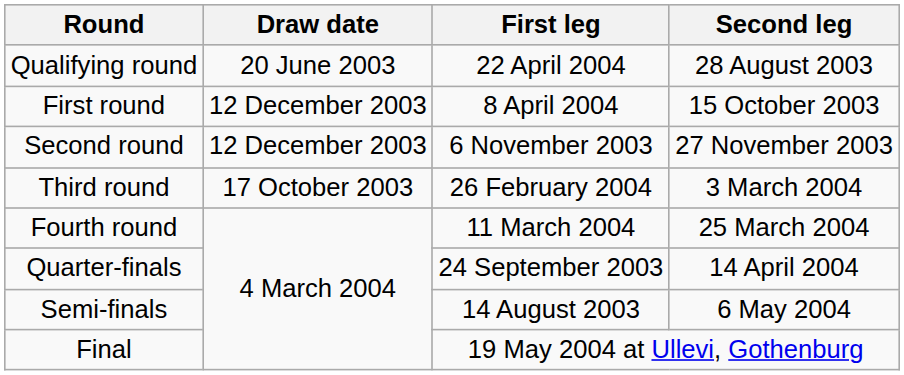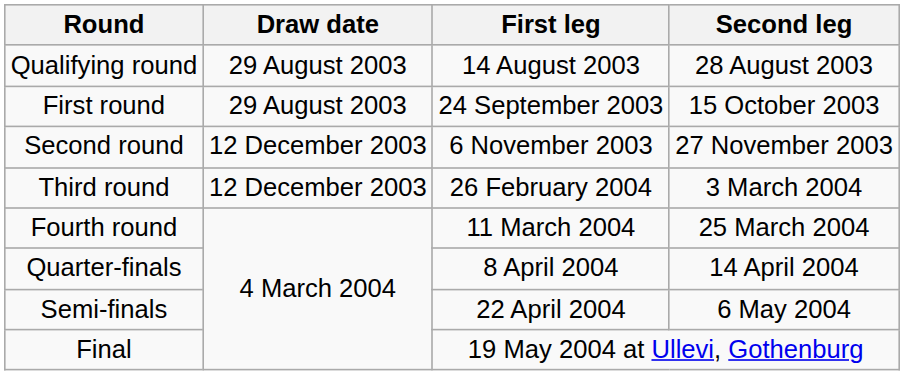(318, 65) 20 June 2003 -> (318, 65) 29 August 2003
(551, 65) 22 April 2004 -> (551, 65) 14 August 2003
(318, 106) 12 December 2003 -> (318, 106) 29 August 2003
(551, 106) 8 April 2004 -> (551, 106) 24 September 2003
(318, 187) 17 October 2003 -> (318, 187) 12 December 2003
(551, 268) 24 September 2003 -> (551, 268) 8 April 2004
(551, 308) 14 August 2003 -> (551, 308) 22 April 2004
